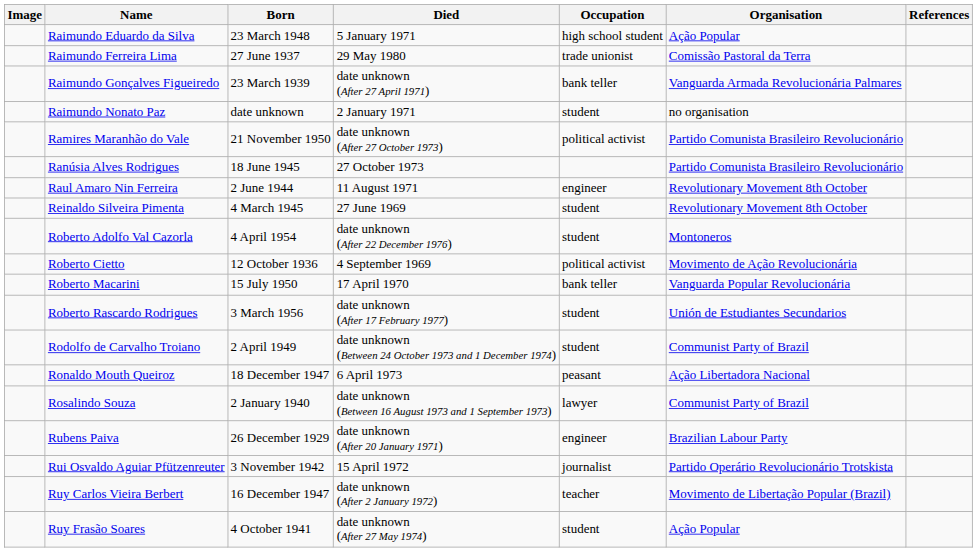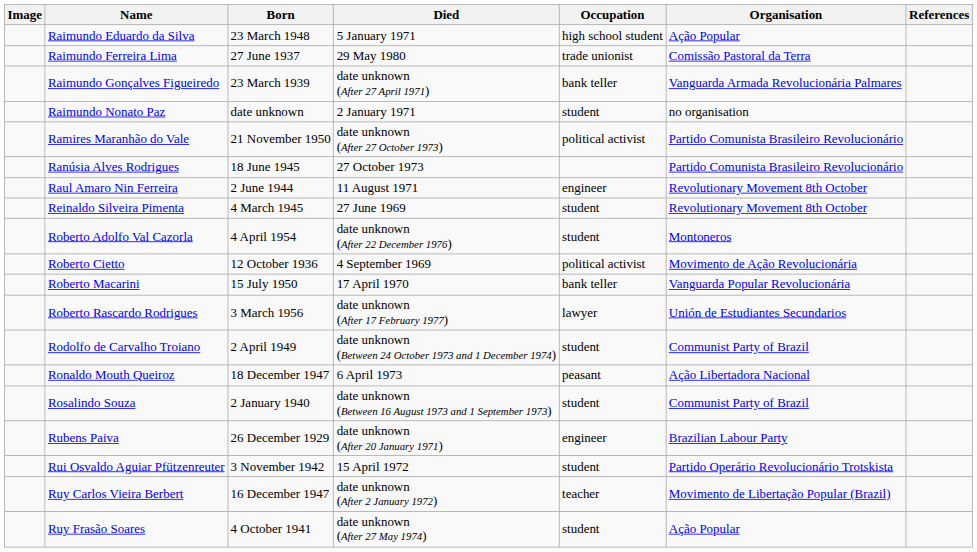(581, 312) student -> (580, 312) lawyer
(580, 403) lawyer -> (581, 403) student
(587, 466) journalist -> (581, 466) student
